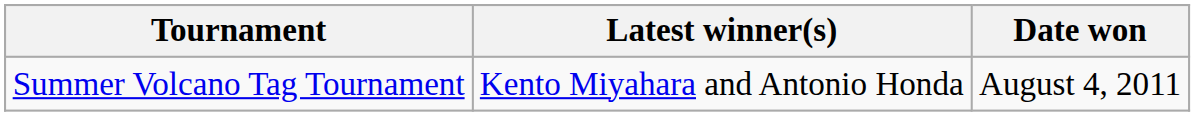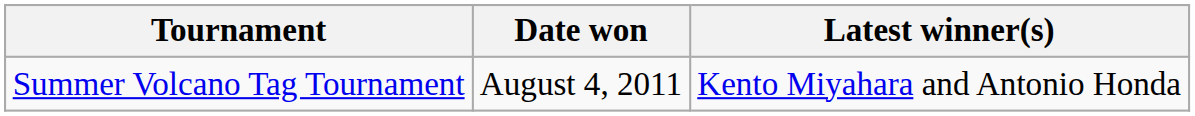columns swapped: (722, 30) <-> (1080, 30)
